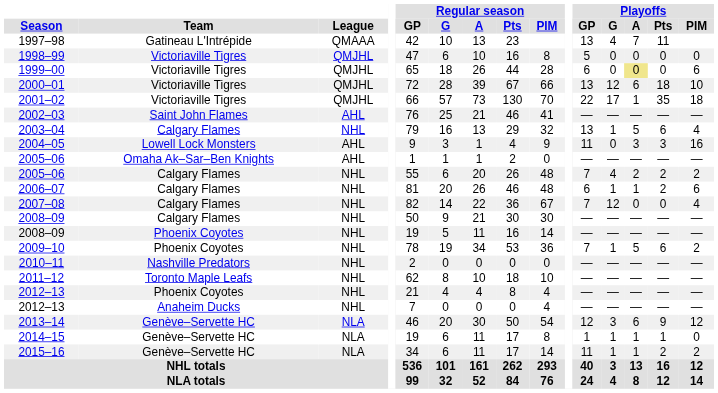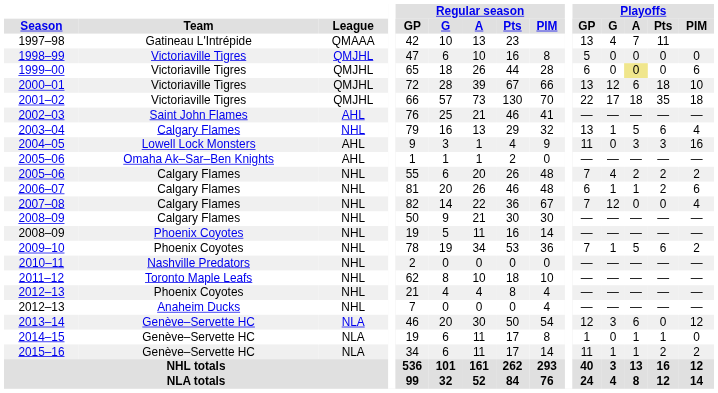(636, 100) 1 -> (636, 100) 18
(663, 322) 9 -> (663, 322) 0
(613, 337) 1 -> (613, 337) 0
